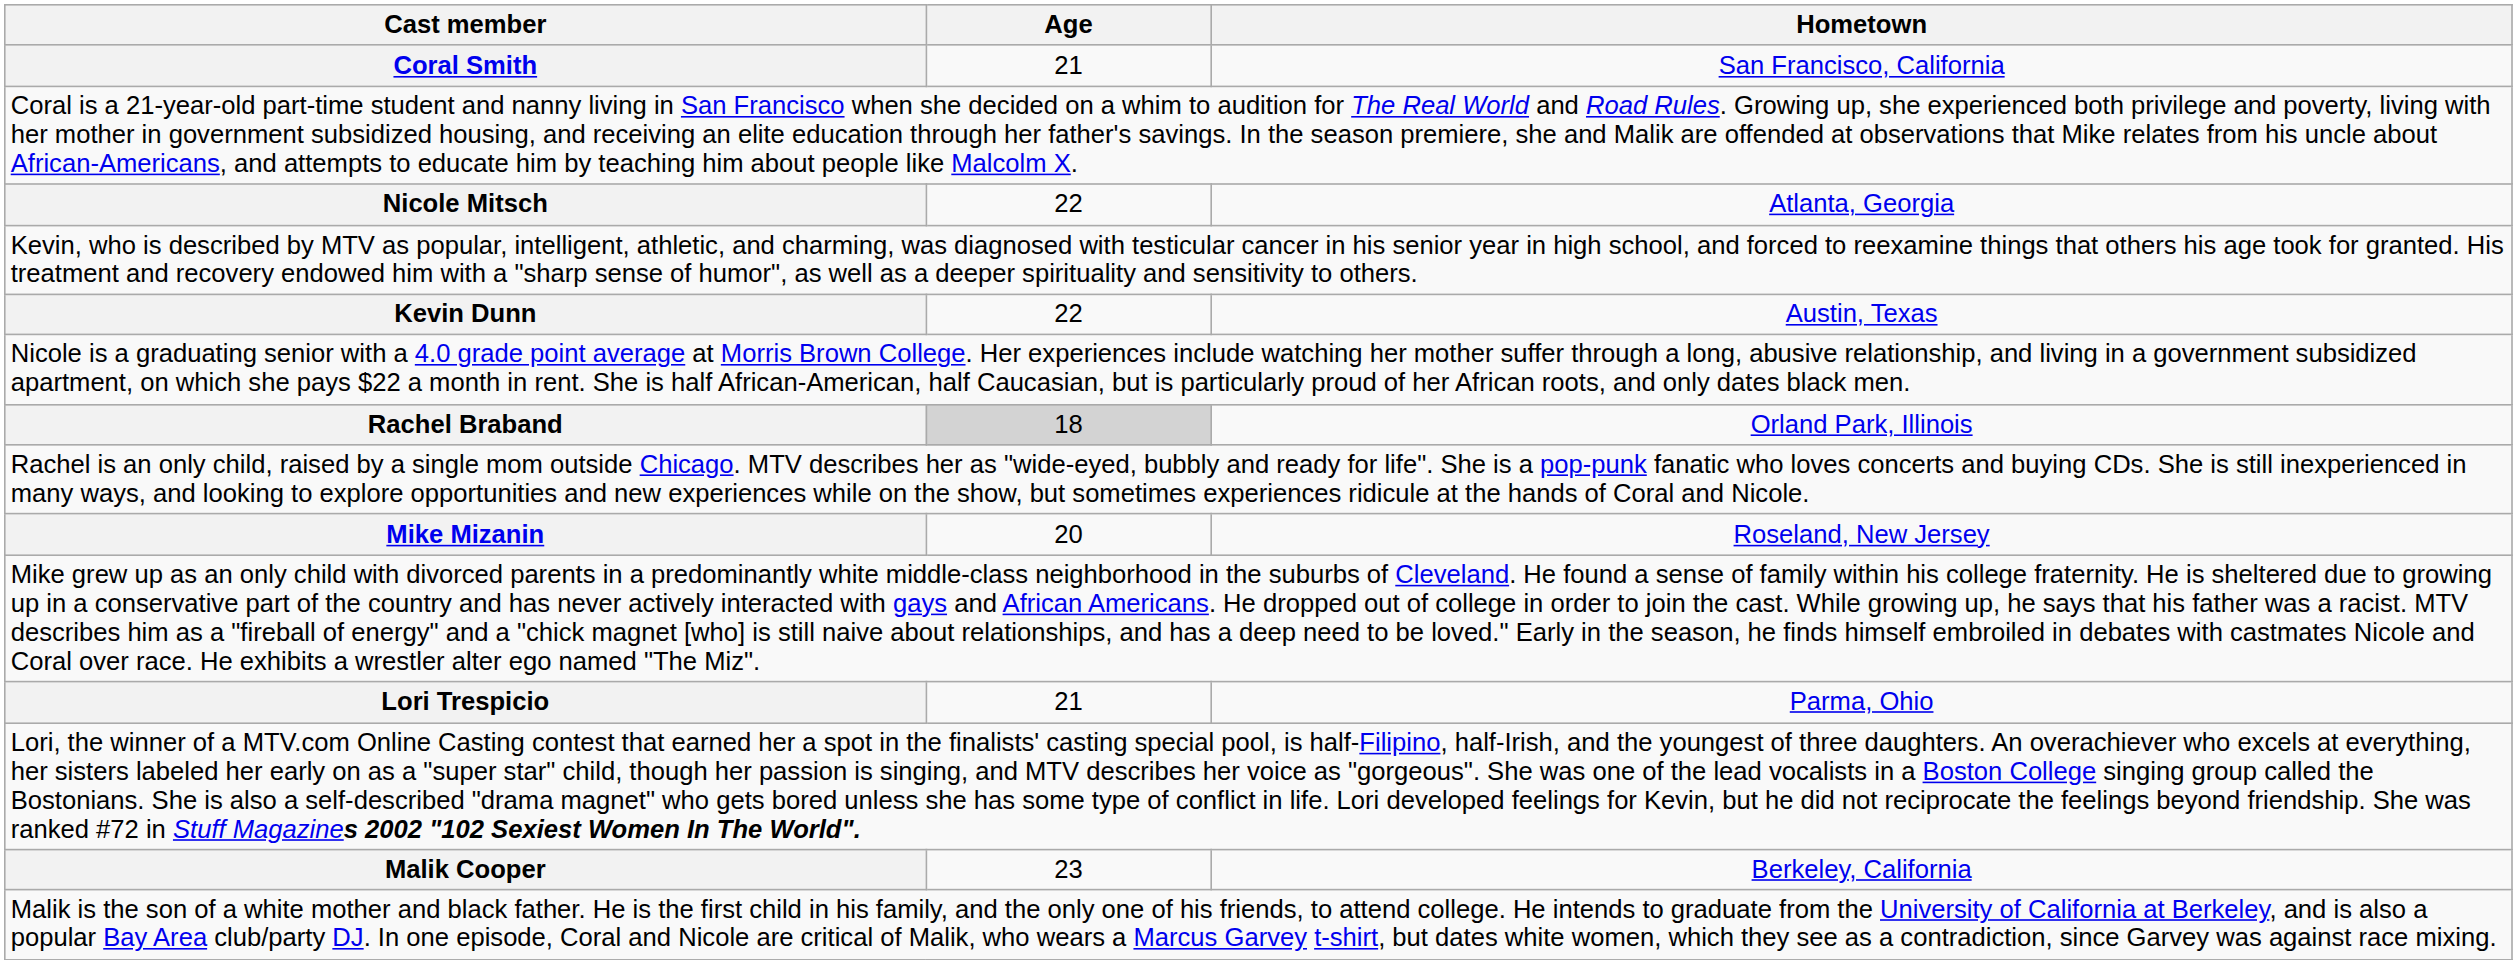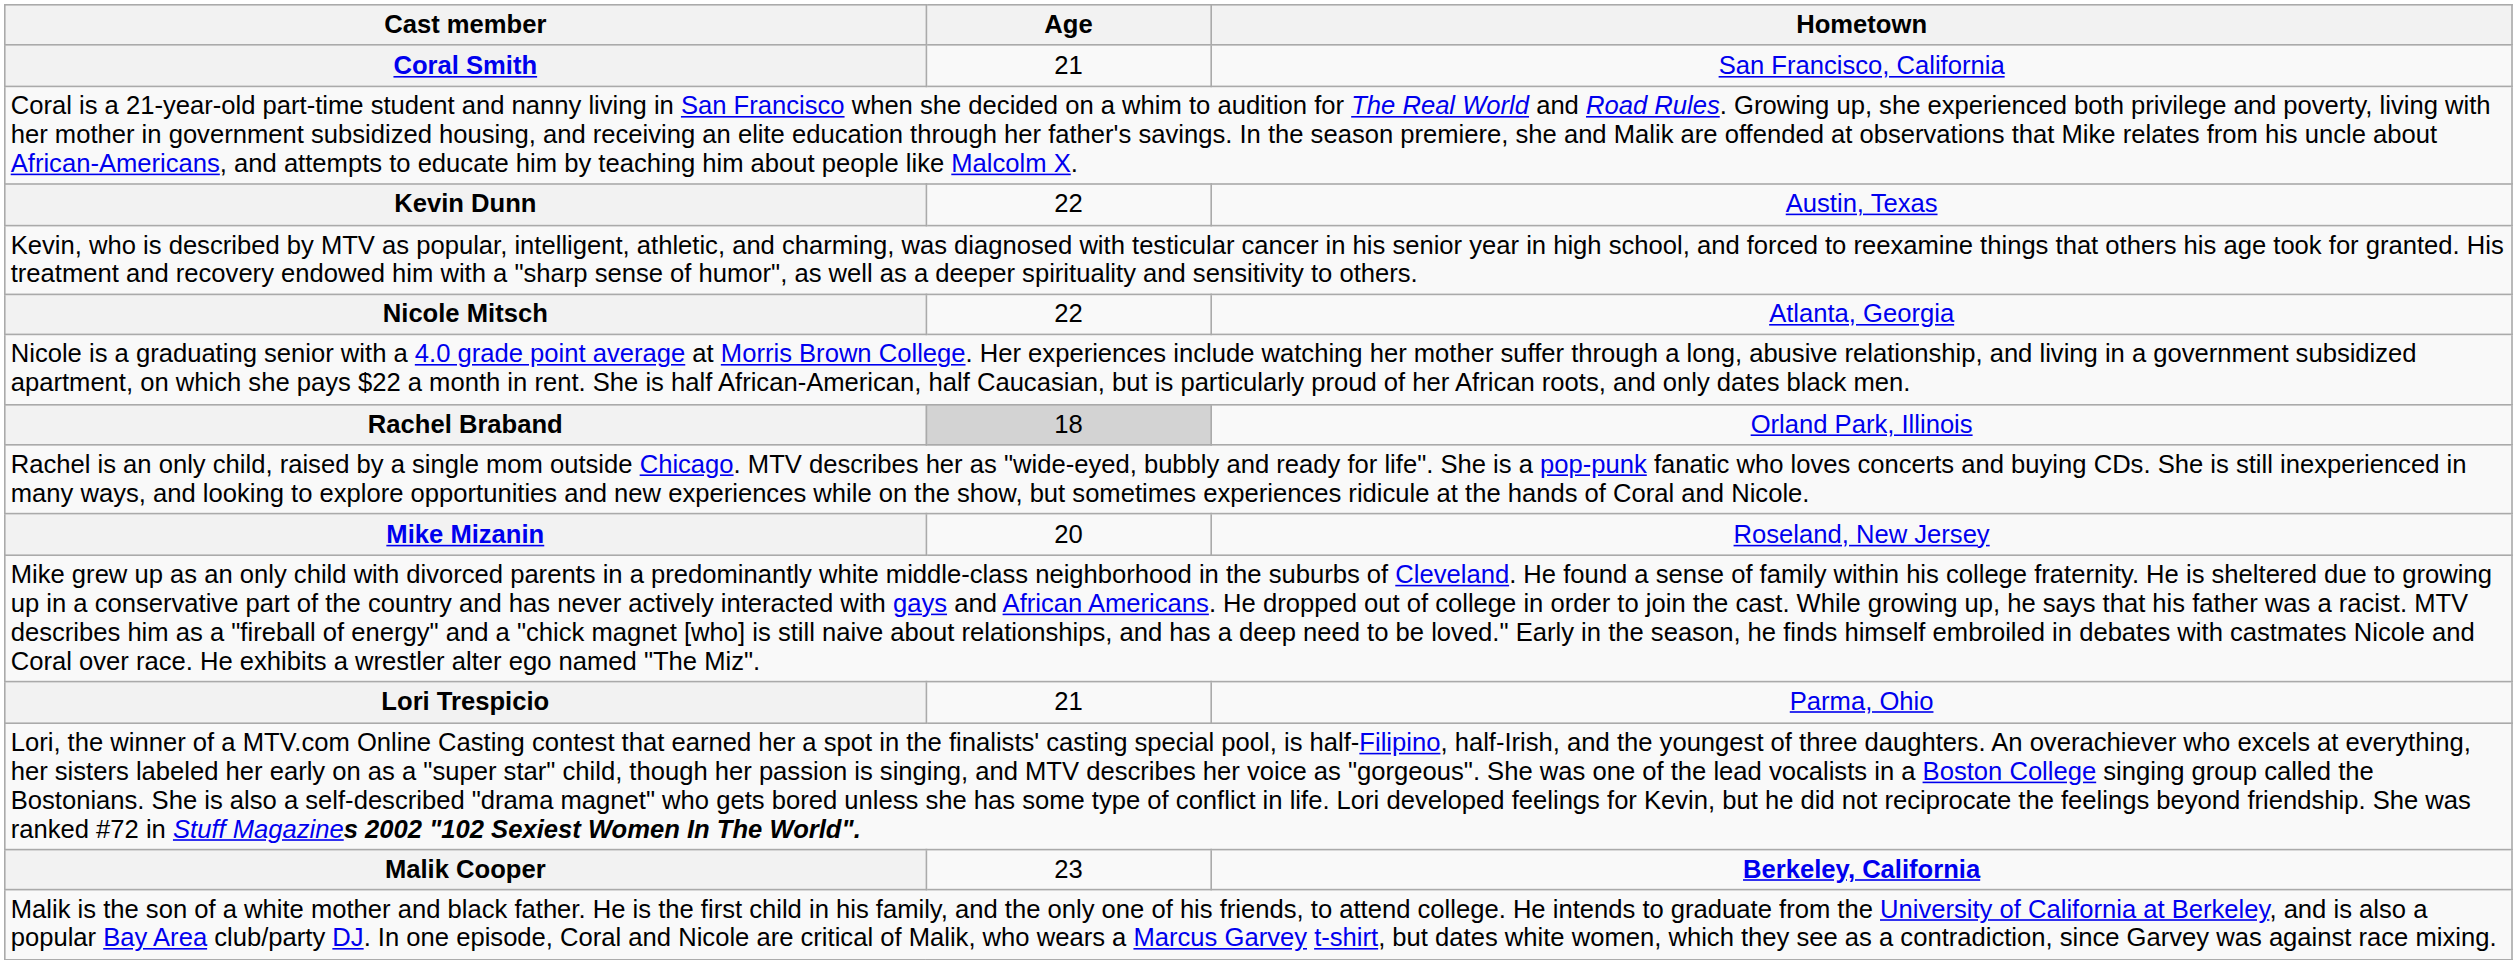rows swapped: (465, 314) <-> (465, 204)
(1862, 869) normal -> (1862, 869) bold
